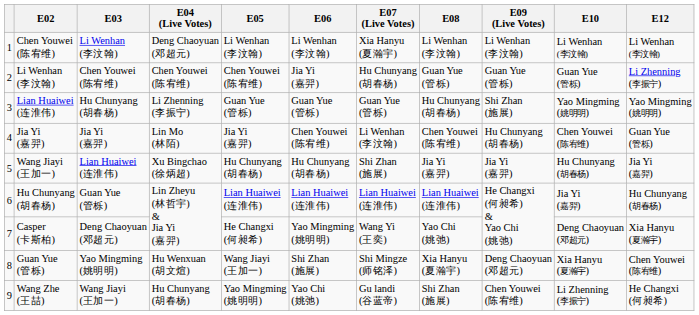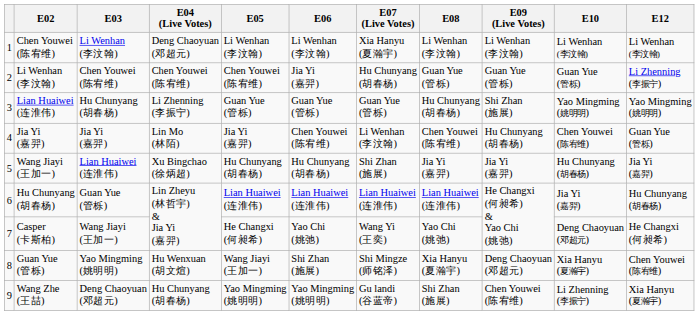(113, 233) Deng Chaoyuan (邓超元) -> (103, 233) Wang Jiayi (王加一)
(323, 233) Yao Mingming (姚明明) -> (308, 233) Yao Chi (姚弛)
(652, 233) Xia Hanyu (夏瀚宇) -> (654, 233) He Changxi (何昶希)
(103, 295) Wang Jiayi (王加一) -> (113, 295) Deng Chaoyuan (邓超元)
(308, 295) Yao Chi (姚弛) -> (323, 295) Yao Mingming (姚明明)
(654, 295) He Changxi (何昶希) -> (652, 295) Xia Hanyu (夏瀚宇)
